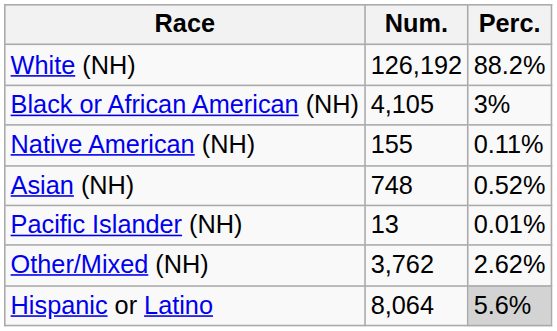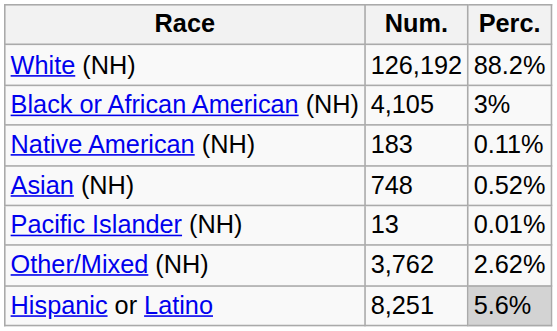(392, 144) 155 -> (392, 144) 183
(402, 305) 8,064 -> (402, 305) 8,251
